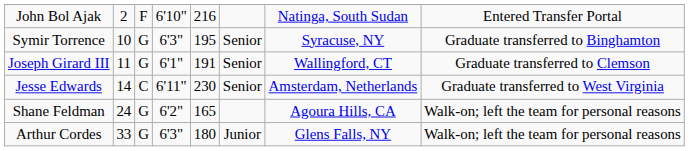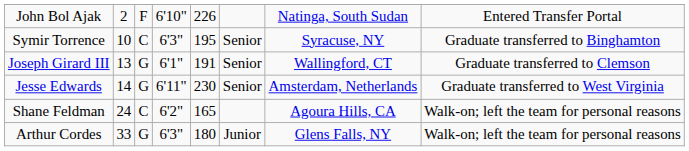(205, 16) 216 -> (205, 16) 226
(144, 39) G -> (144, 39) C
(124, 63) 11 -> (124, 63) 13
(144, 87) C -> (144, 87) G
(144, 110) G -> (144, 110) C
